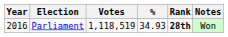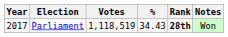(17, 26) 2016 -> (17, 26) 2017
(153, 26) 34.93 -> (153, 26) 34.43
